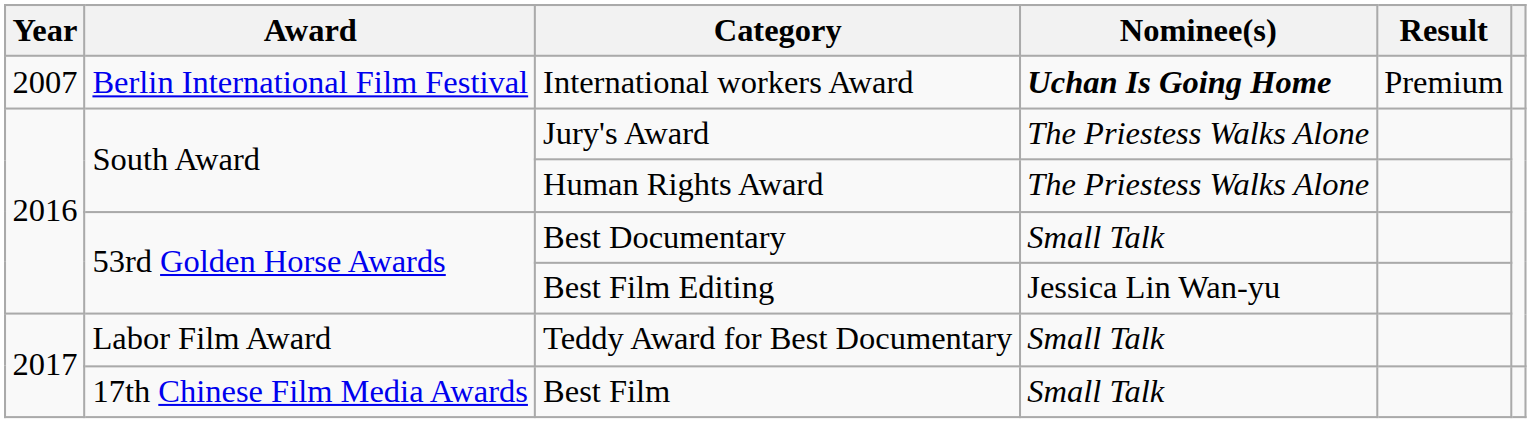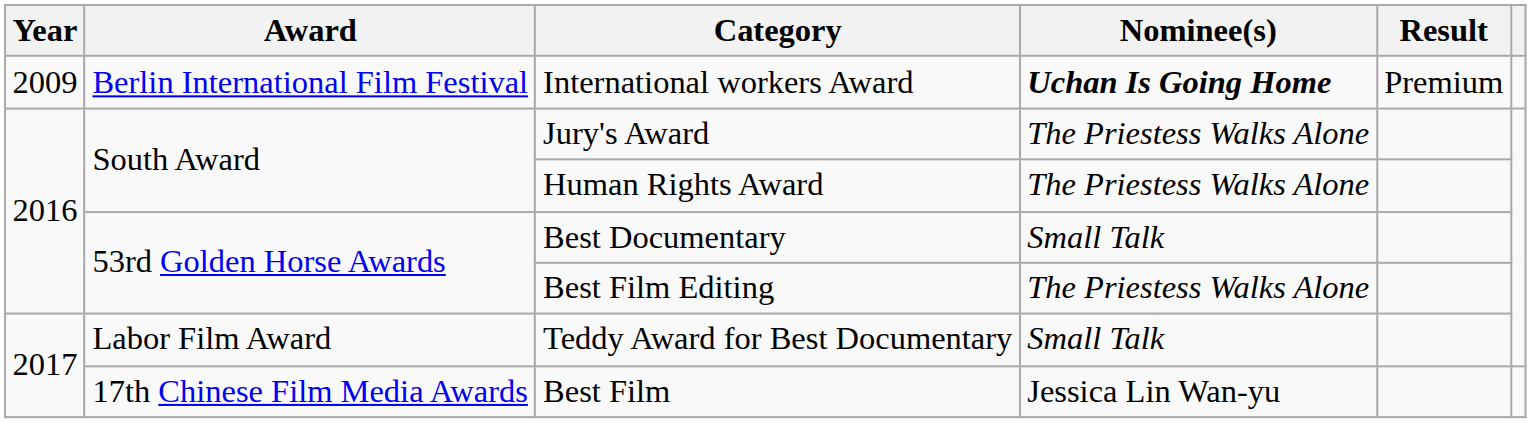(45, 81) 2007 -> (45, 81) 2009
(1154, 287) Jessica Lin Wan-yu -> (1198, 287) The Priestess Walks Alone
(1096, 390) Small Talk -> (1154, 390) Jessica Lin Wan-yu
